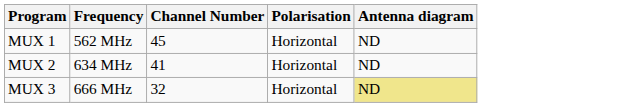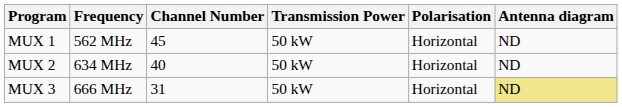+ column: (338, 16)
(158, 65) 41 -> (158, 65) 40
(158, 89) 32 -> (158, 89) 31
